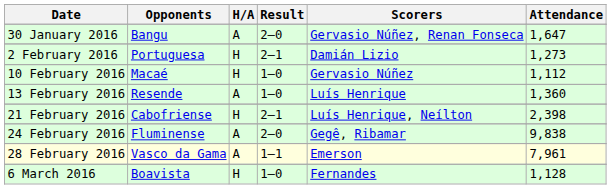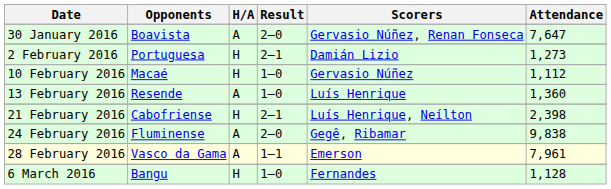(149, 34) Bangu -> (160, 34) Boavista
(548, 34) 1,647 -> (548, 34) 7,647
(160, 174) Boavista -> (149, 174) Bangu
